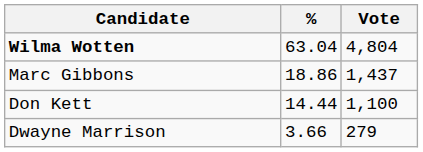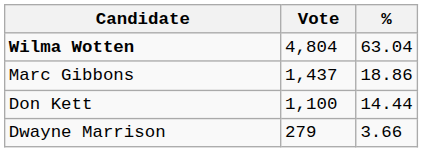columns swapped: (379, 19) <-> (311, 19)
